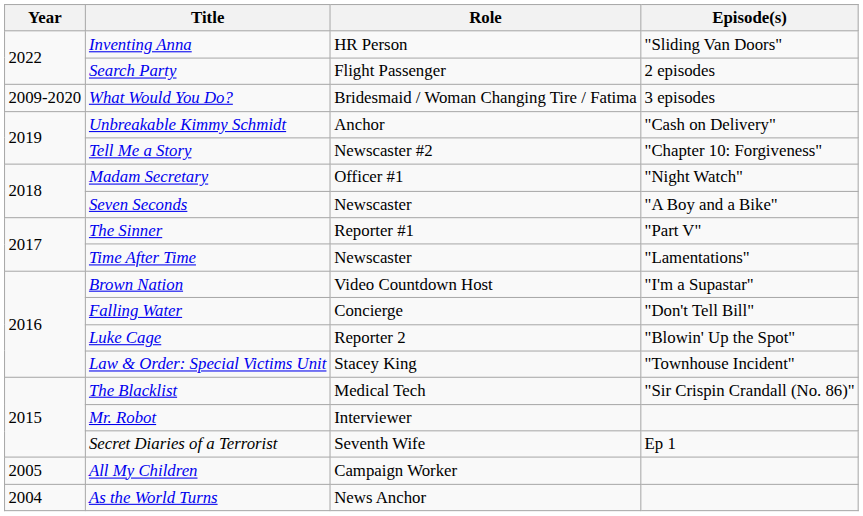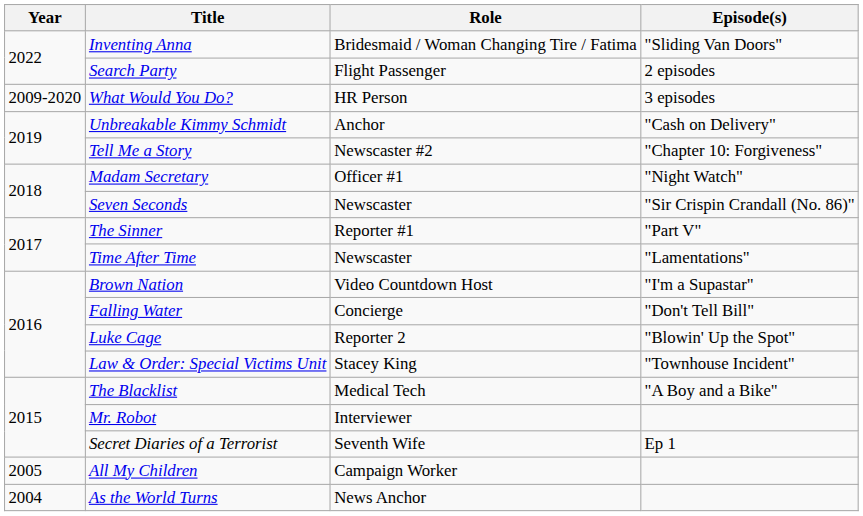(371, 44) HR Person -> (485, 44) Bridesmaid / Woman Changing Tire / Fatima
(485, 97) Bridesmaid / Woman Changing Tire / Fatima -> (371, 97) HR Person
(711, 204) "A Boy and a Bike" -> (750, 204) "Sir Crispin Crandall (No. 86)"
(750, 390) "Sir Crispin Crandall (No. 86)" -> (711, 390) "A Boy and a Bike"
